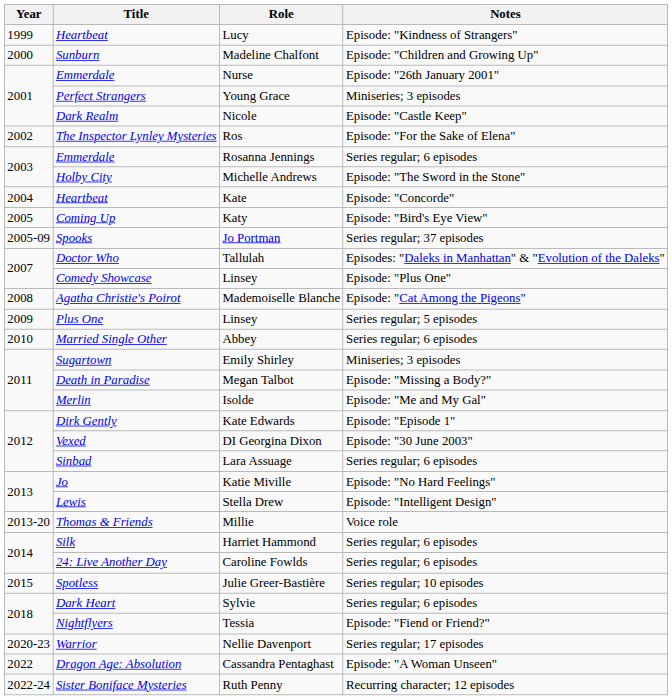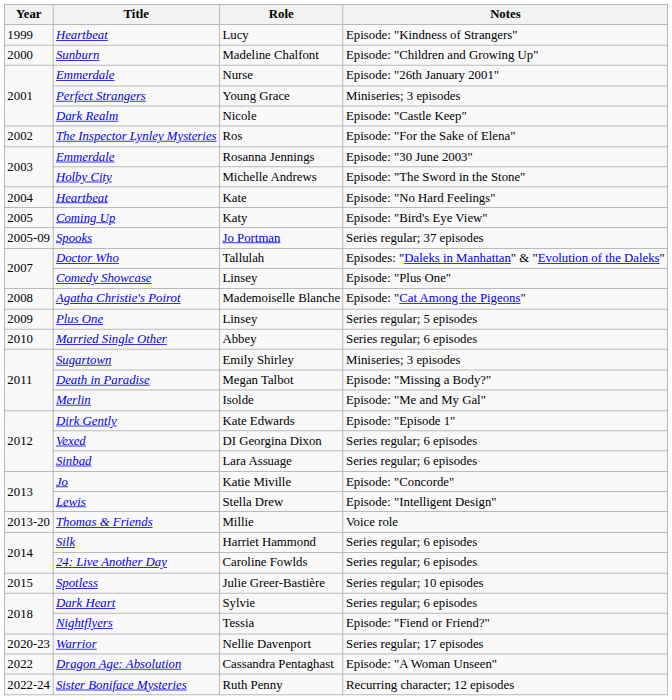(412, 156) Series regular; 6 episodes -> (409, 156) Episode: "30 June 2003"
(400, 197) Episode: "Concorde" -> (421, 197) Episode: "No Hard Feelings"
(409, 440) Episode: "30 June 2003" -> (412, 440) Series regular; 6 episodes
(421, 481) Episode: "No Hard Feelings" -> (400, 481) Episode: "Concorde"
